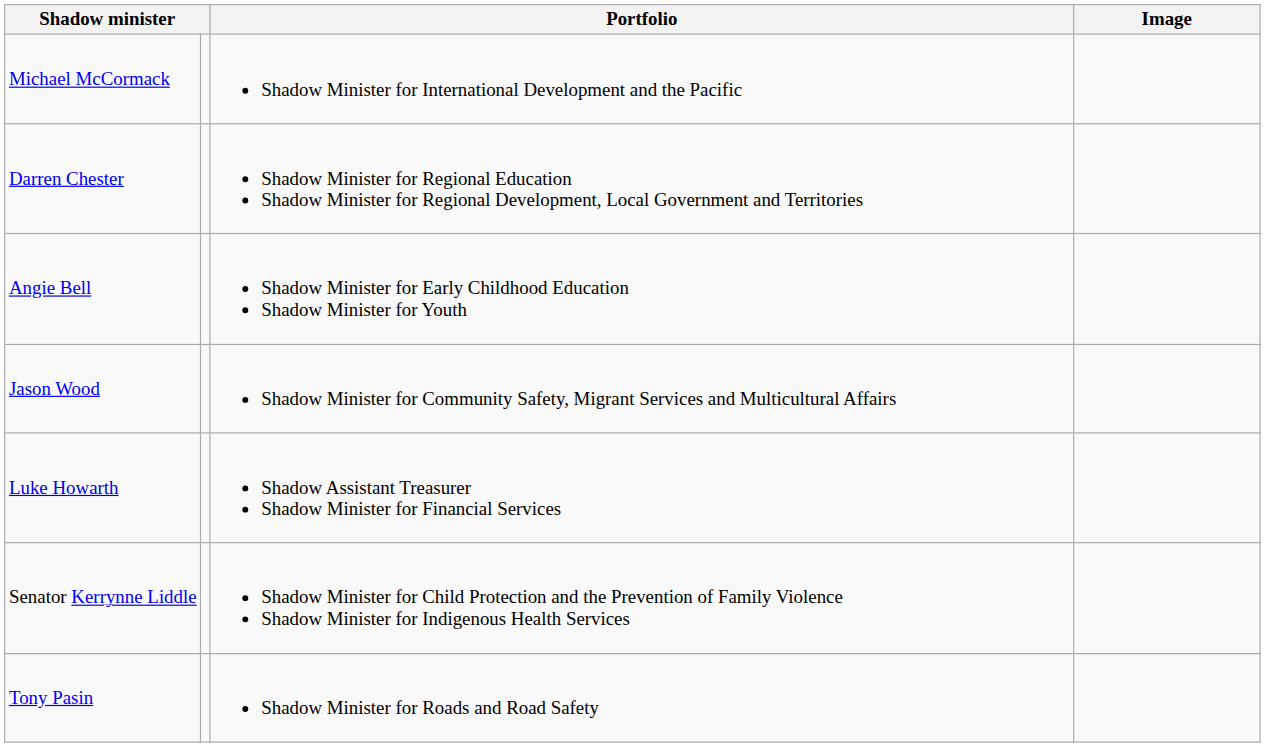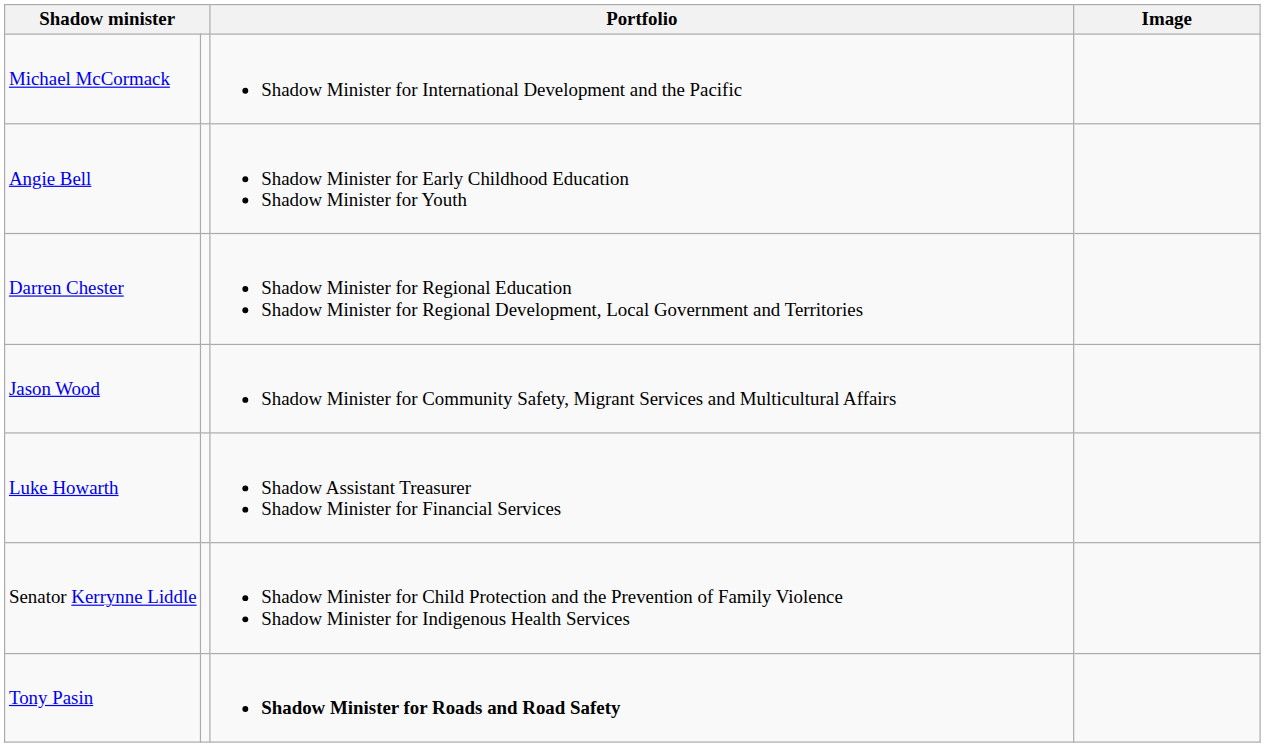rows swapped: (66, 178) <-> (50, 288)
(642, 708) normal -> (642, 708) bold
